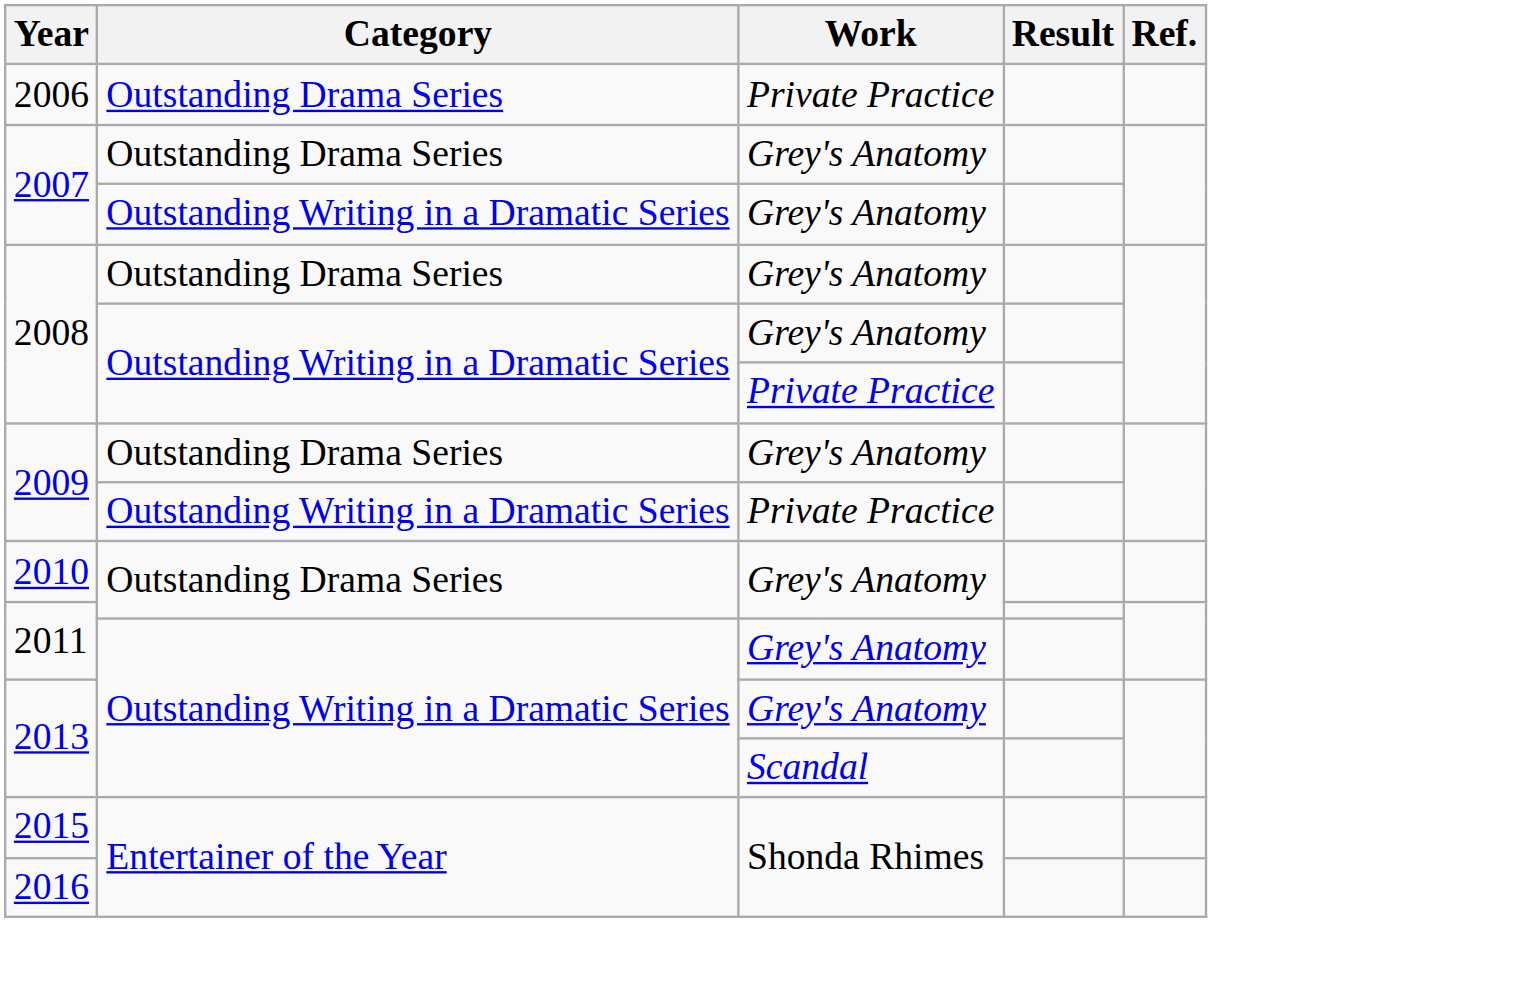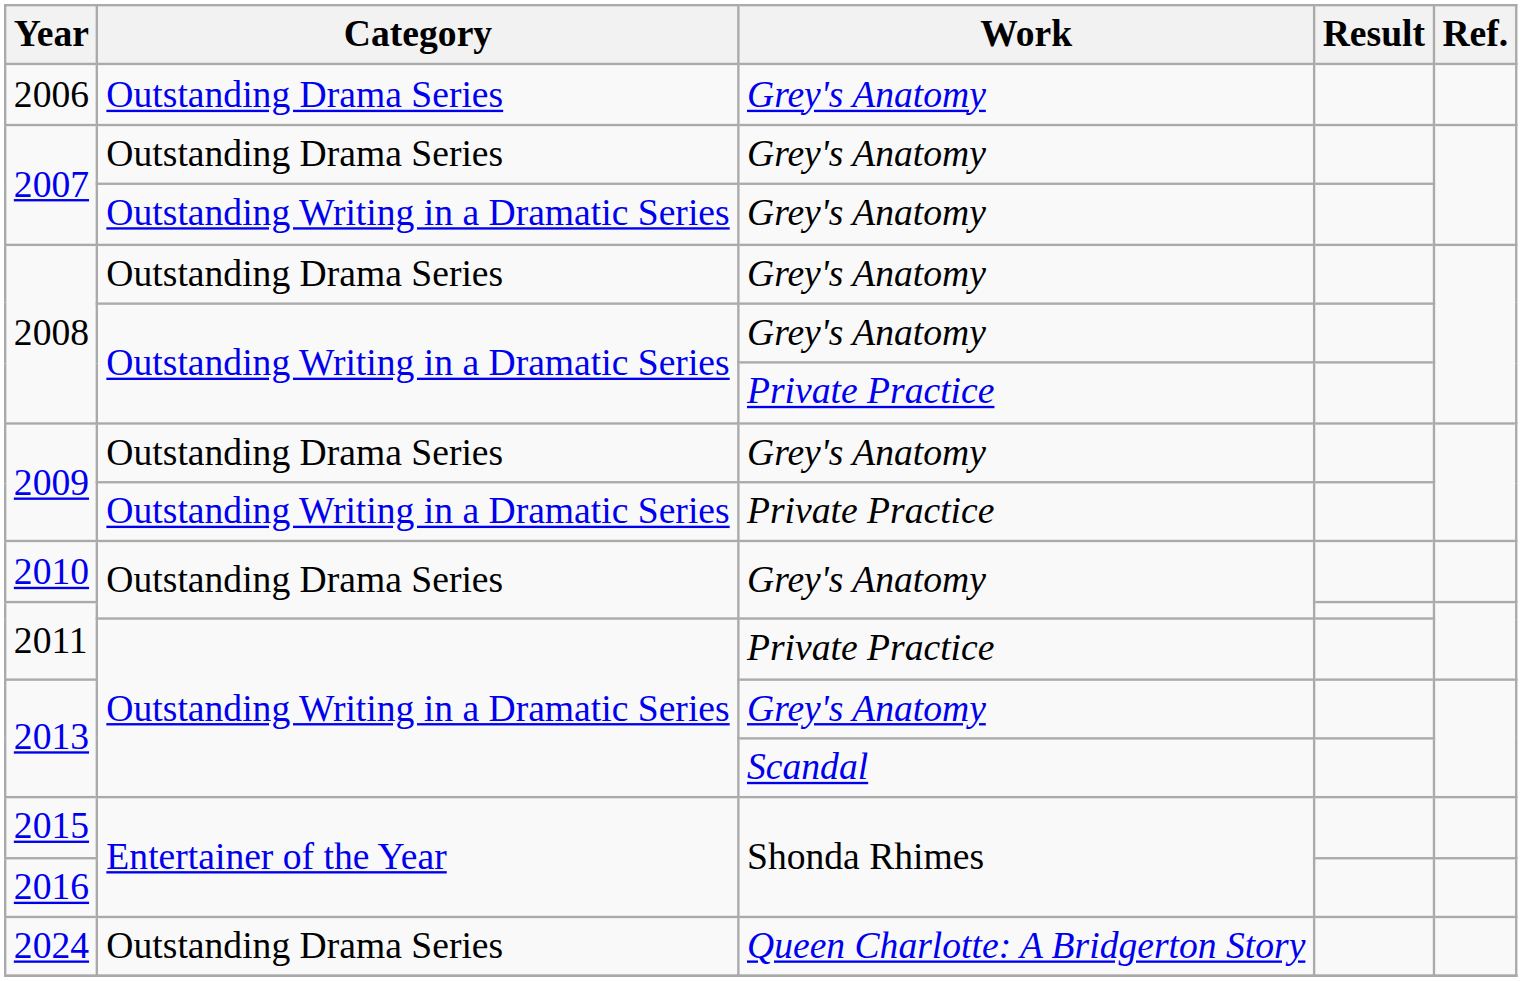(871, 93) Private Practice -> (866, 93) Grey's Anatomy
(866, 647) Grey's Anatomy -> (871, 647) Private Practice
+ row: (51, 946)
